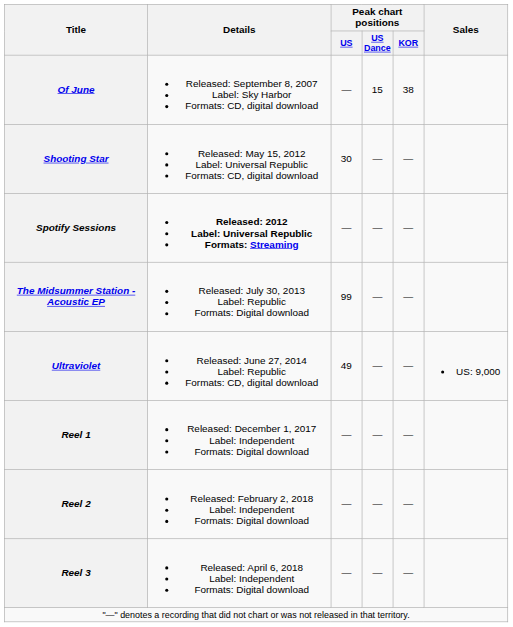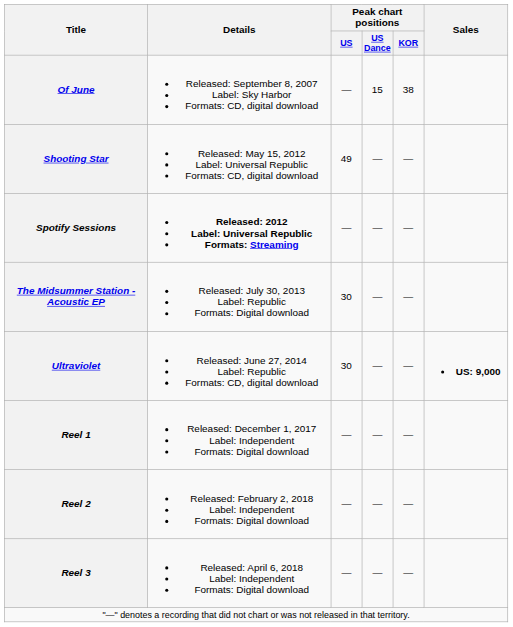(346, 158) 30 -> (346, 158) 49
(346, 297) 99 -> (346, 297) 30
(346, 366) 49 -> (346, 366) 30
(466, 372) normal -> (466, 372) bold
